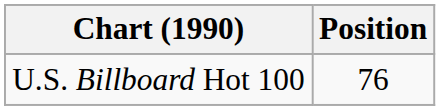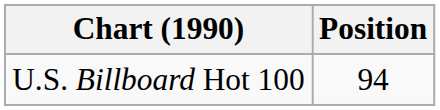(373, 79) 76 -> (373, 79) 94
